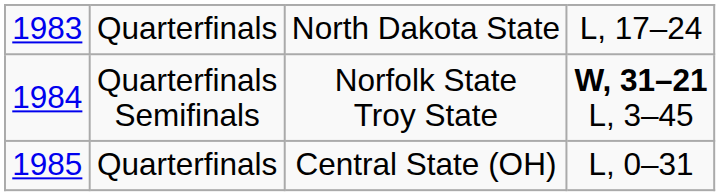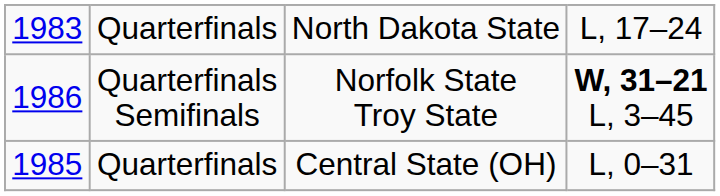(47, 97) 1984 -> (47, 97) 1986
